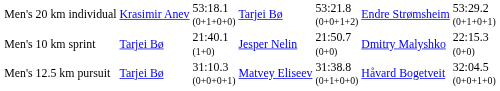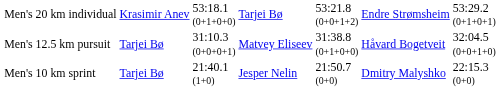rows swapped: (50, 44) <-> (57, 73)
